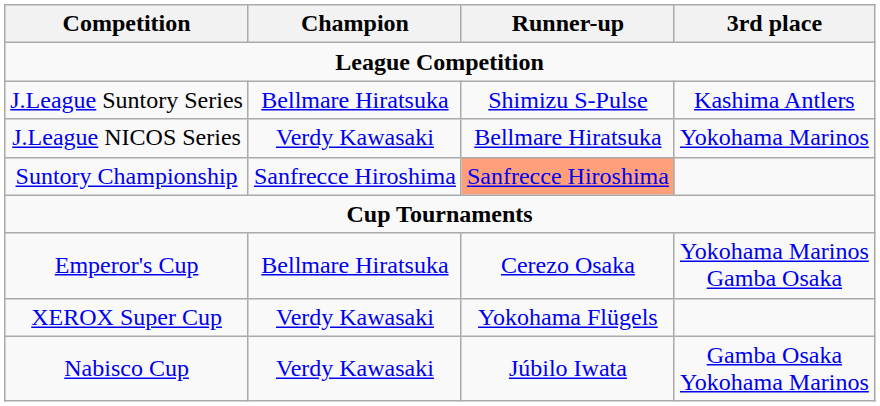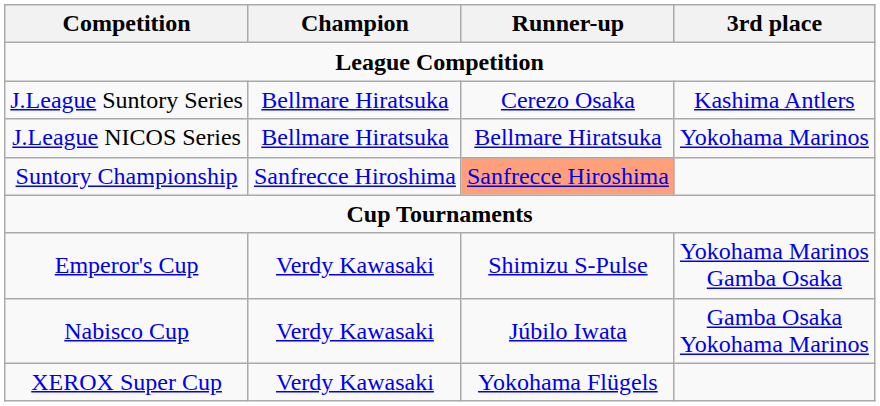(568, 99) Shimizu S-Pulse -> (568, 99) Cerezo Osaka
(355, 137) Verdy Kawasaki -> (355, 137) Bellmare Hiratsuka
(355, 265) Bellmare Hiratsuka -> (355, 265) Verdy Kawasaki
(568, 265) Cerezo Osaka -> (568, 265) Shimizu S-Pulse
rows swapped: (127, 368) <-> (127, 316)
